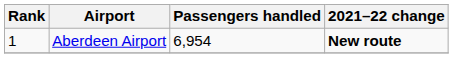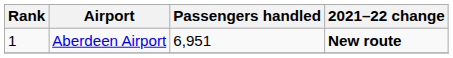(192, 40) 6,954 -> (192, 40) 6,951
